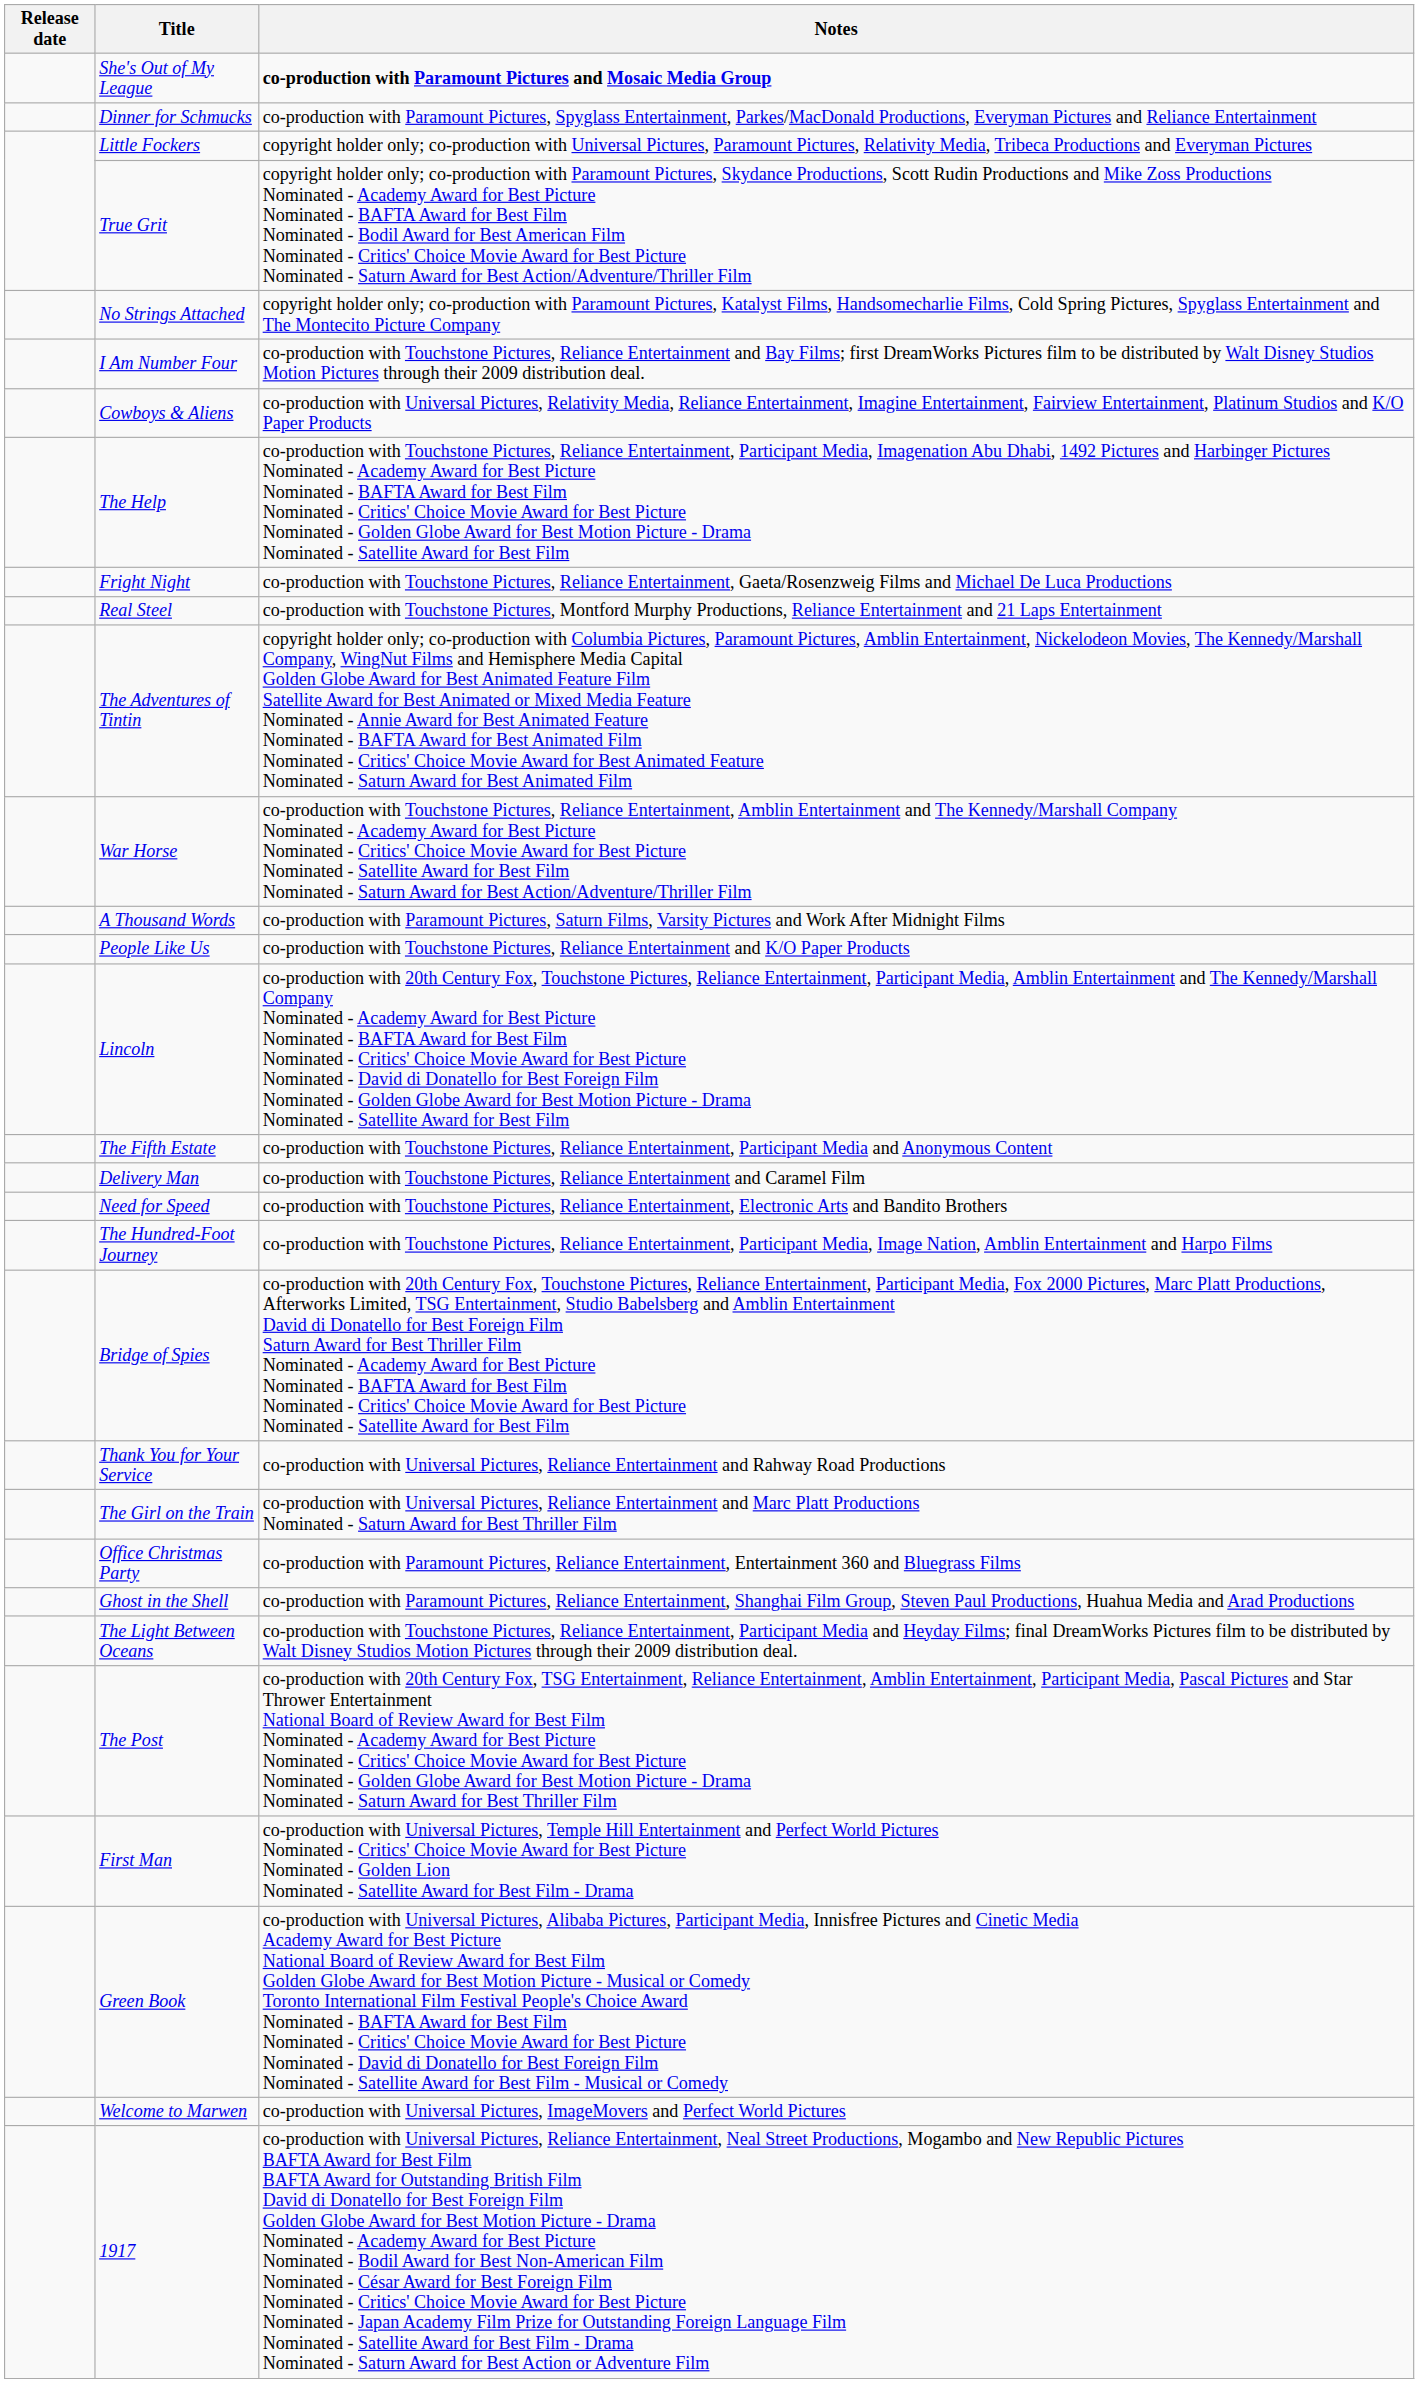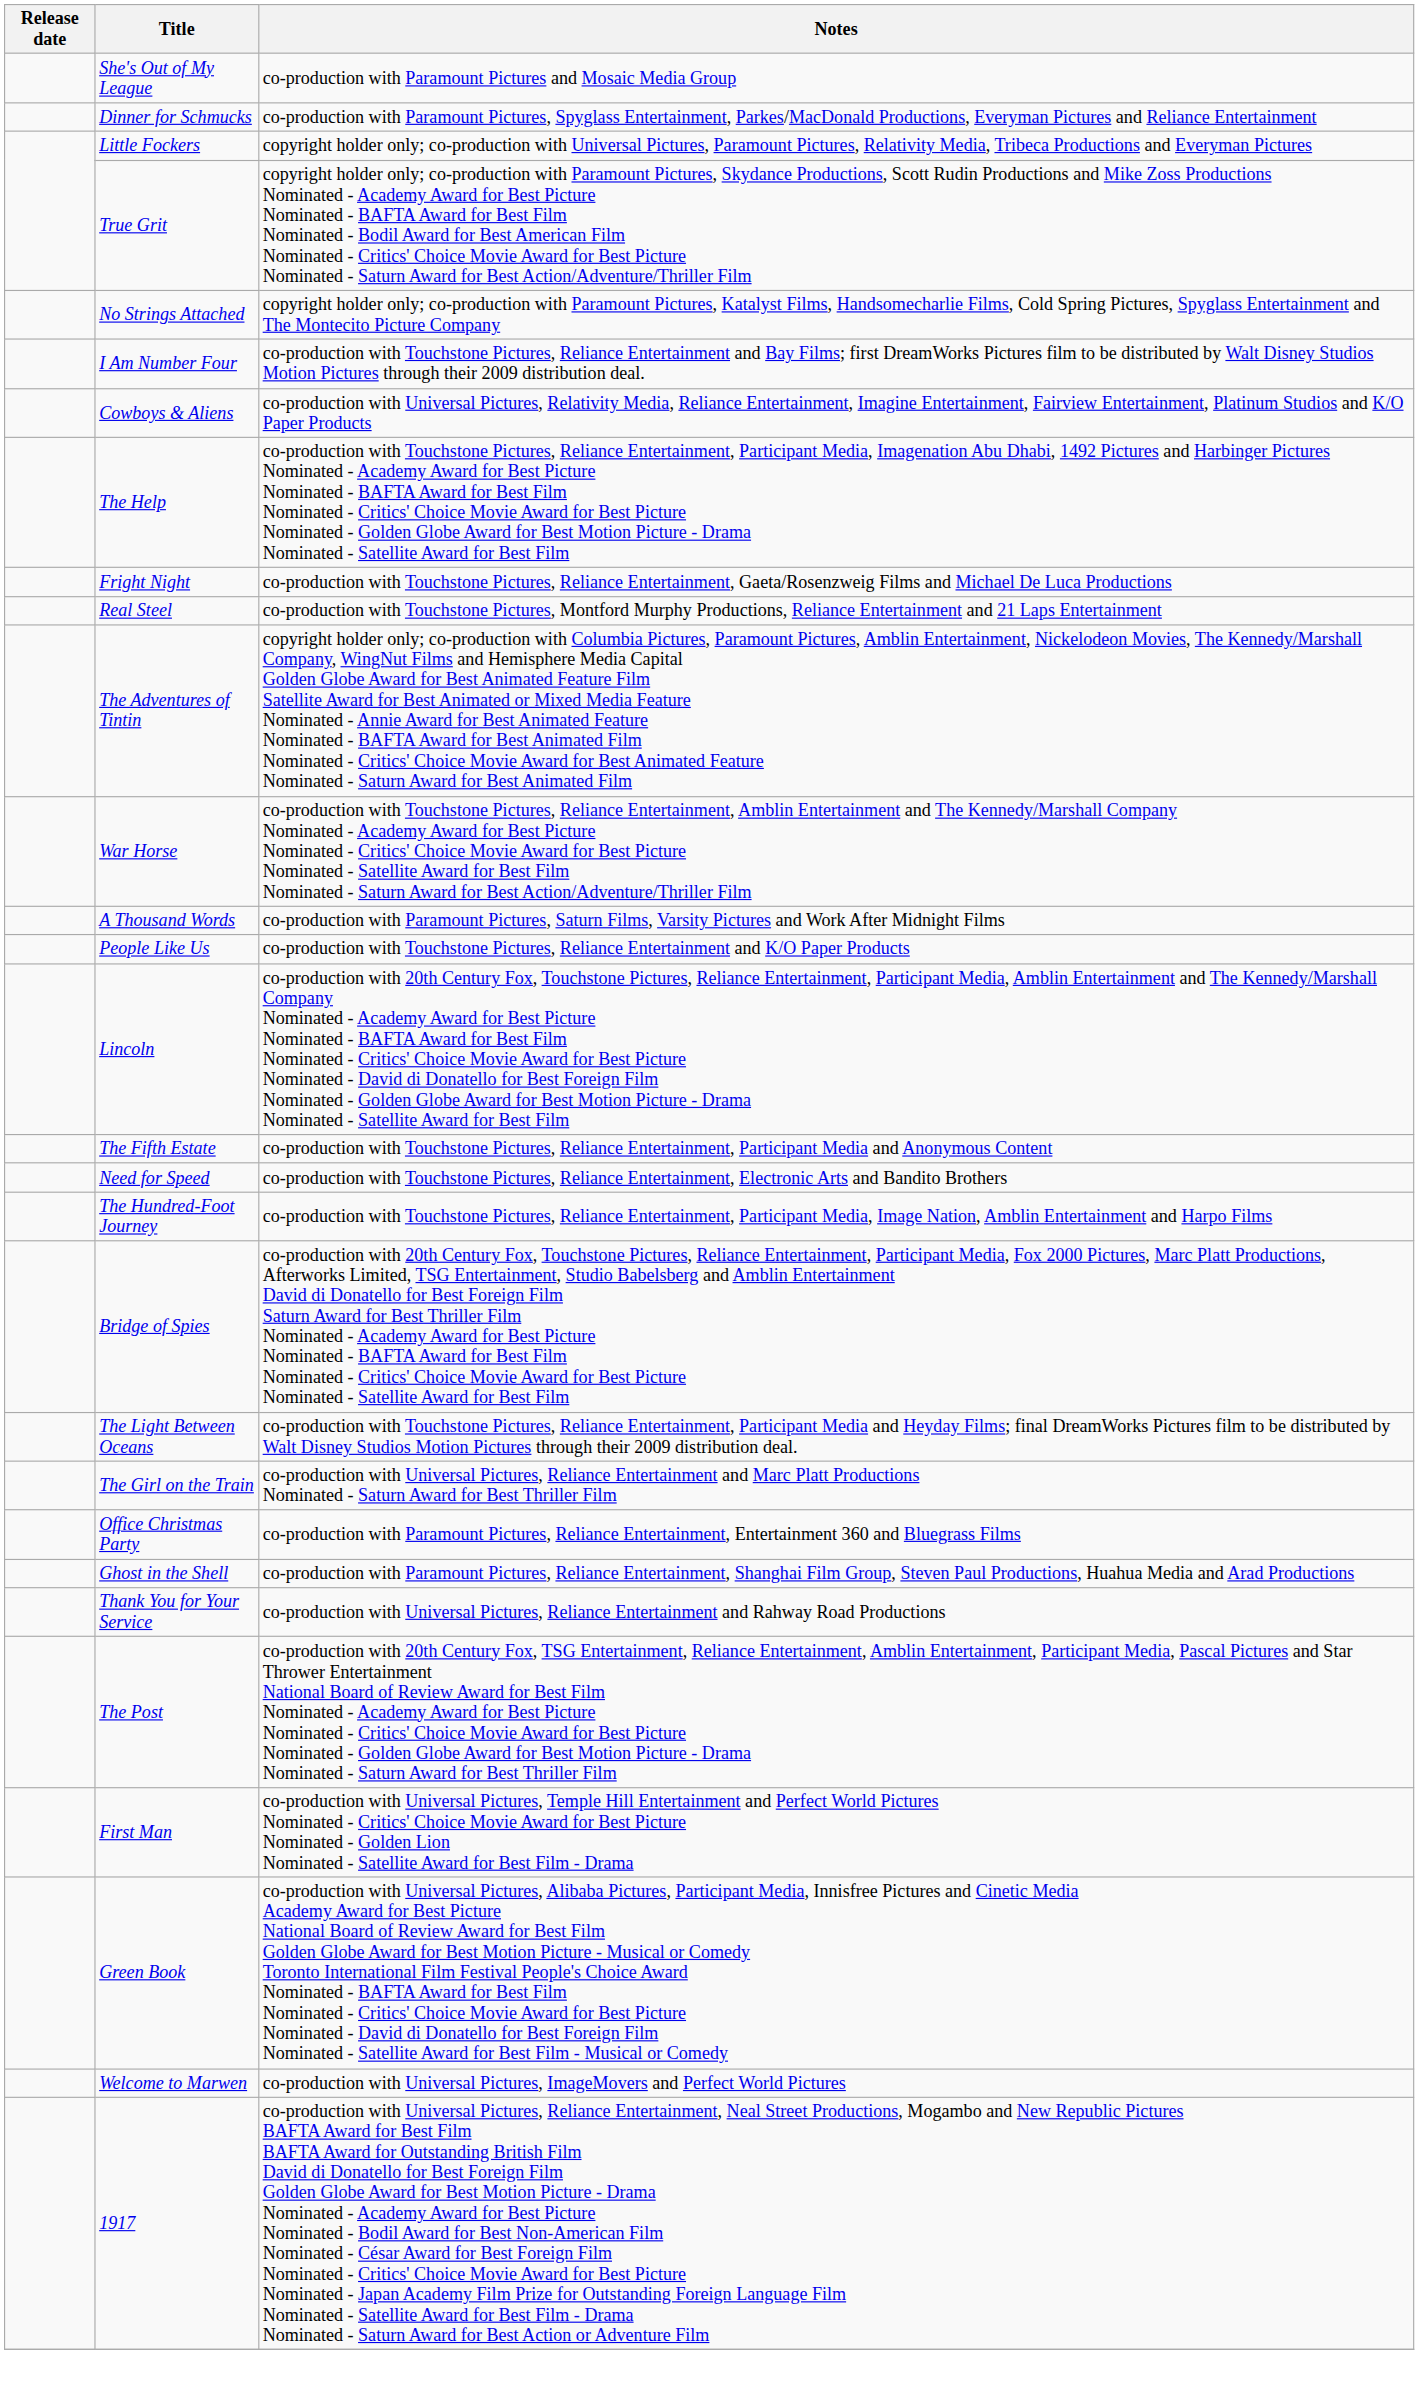(517, 78) bold -> (499, 78) normal
- row: (149, 1177)
rows swapped: (167, 1640) <-> (169, 1465)
